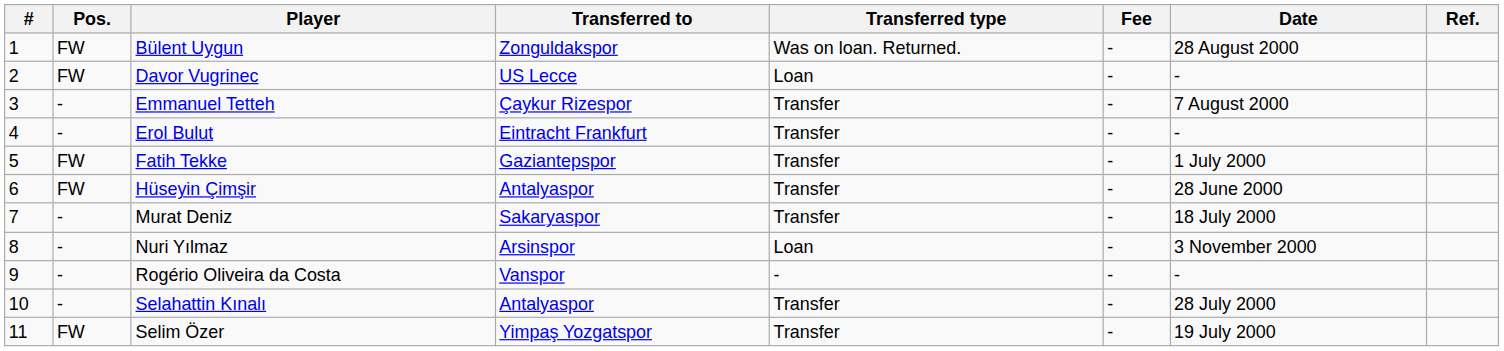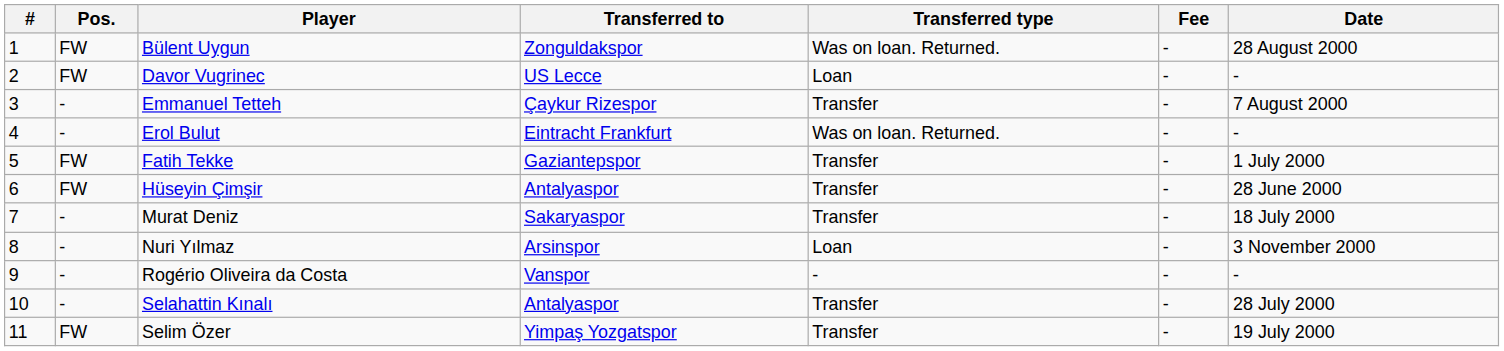- column: (1463, 19)
(807, 133) Transfer -> (906, 133) Was on loan. Returned.
